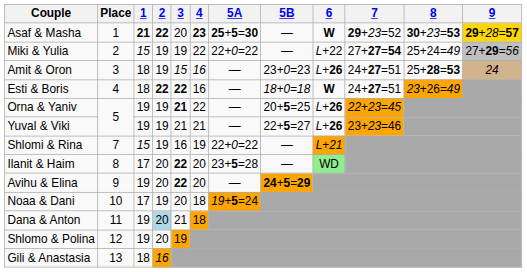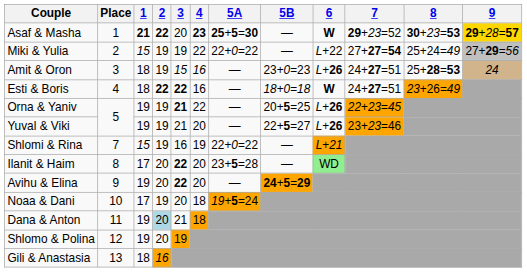(199, 126) 21 -> (199, 126) 20
